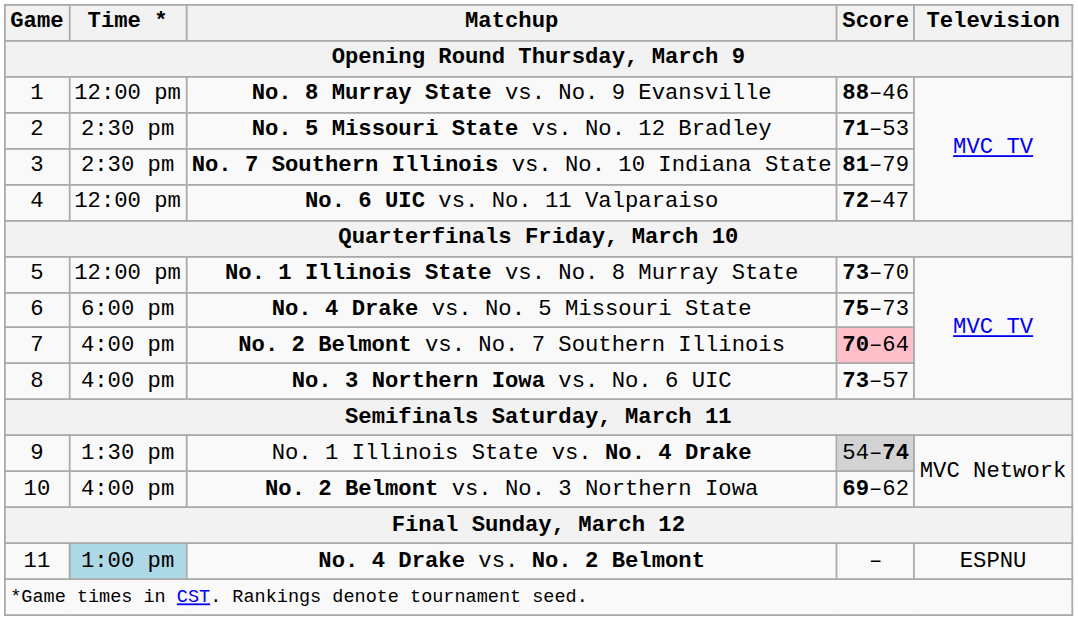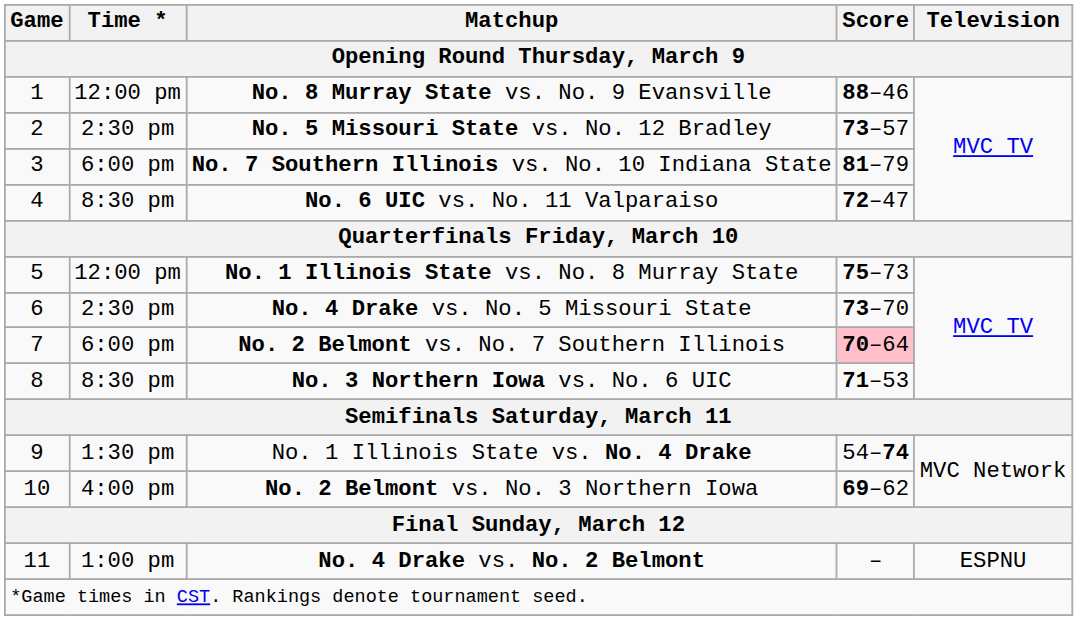(876, 131) 71–53 -> (876, 131) 73–57
(128, 167) 2:30 pm -> (128, 167) 6:00 pm
(128, 203) 12:00 pm -> (128, 203) 8:30 pm
(876, 274) 73–70 -> (876, 274) 75–73
(128, 310) 6:00 pm -> (128, 310) 2:30 pm
(876, 310) 75–73 -> (876, 310) 73–70
(128, 346) 4:00 pm -> (128, 346) 6:00 pm
(128, 382) 4:00 pm -> (128, 382) 8:30 pm
(876, 382) 73–57 -> (876, 382) 71–53
(876, 454) lightgrey background -> (876, 454) no background
(128, 561) lightblue background -> (128, 561) no background
